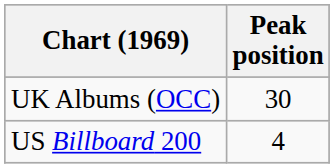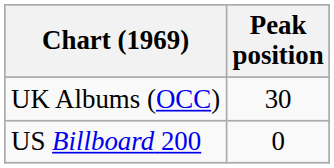(278, 141) 4 -> (278, 141) 0
